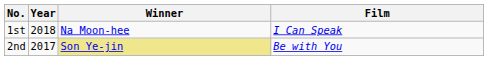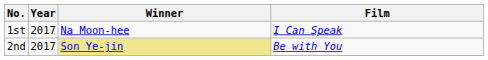(43, 30) 2018 -> (43, 30) 2017
